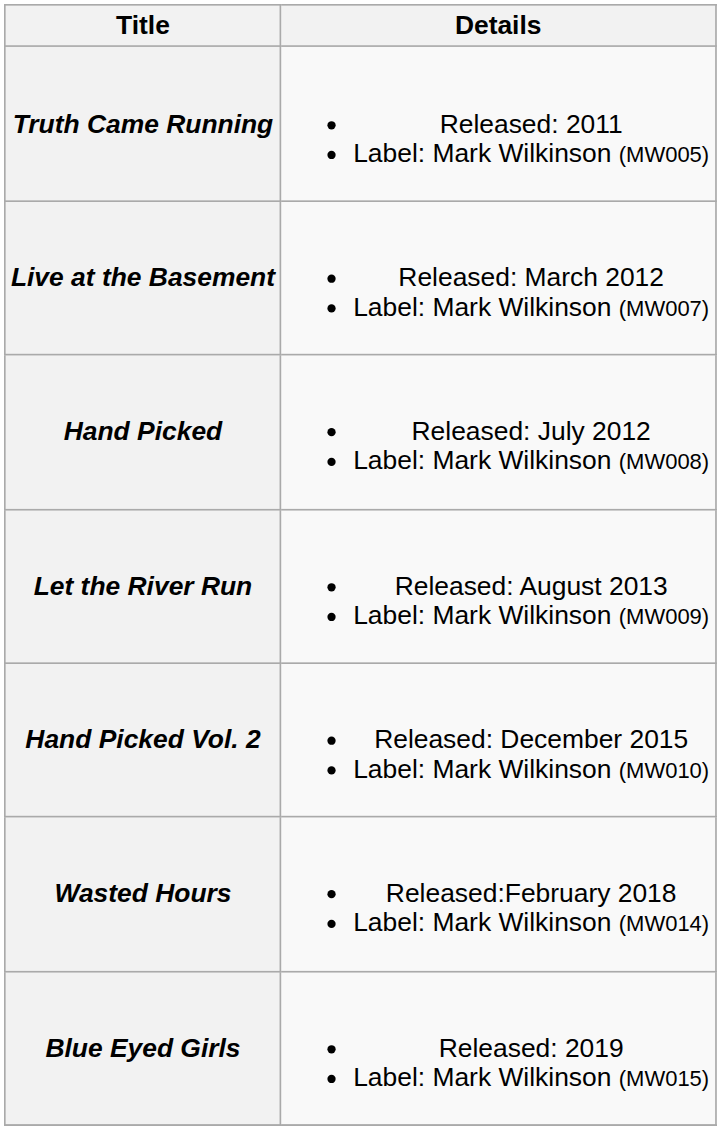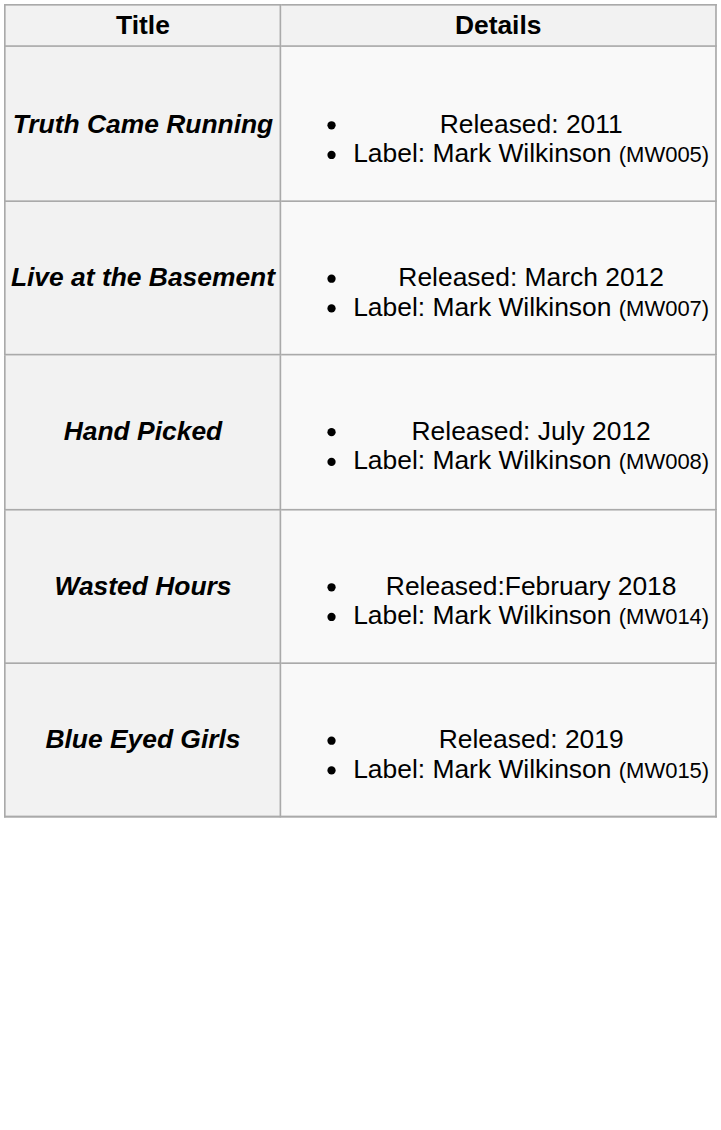- row: (143, 585)
- row: (143, 739)
